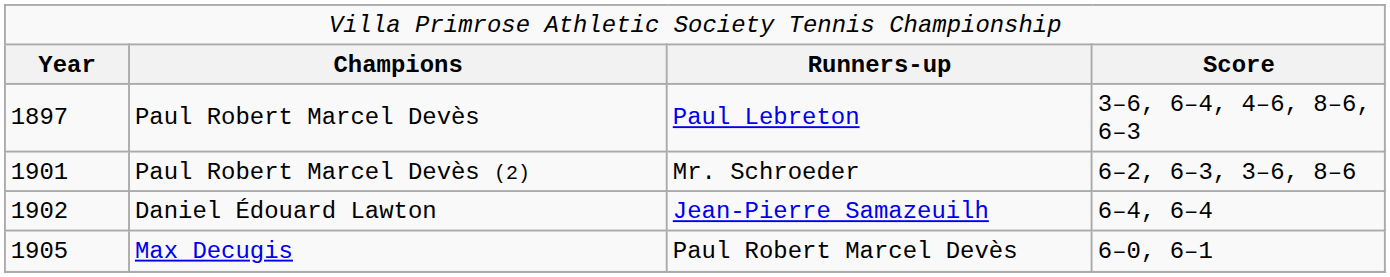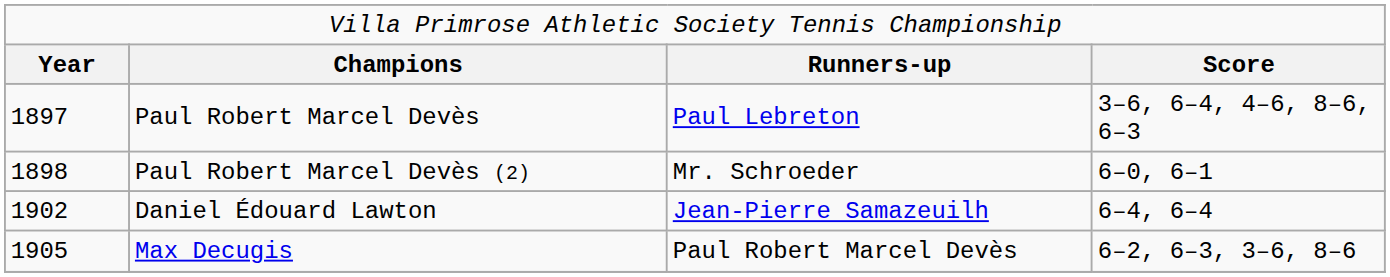(39, 172) 1901 -> (39, 172) 1898
(1227, 172) 6–2, 6–3, 3–6, 8–6 -> (1155, 172) 6–0, 6–1
(1155, 251) 6–0, 6–1 -> (1227, 251) 6–2, 6–3, 3–6, 8–6
